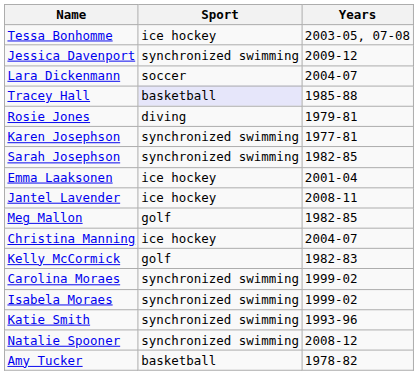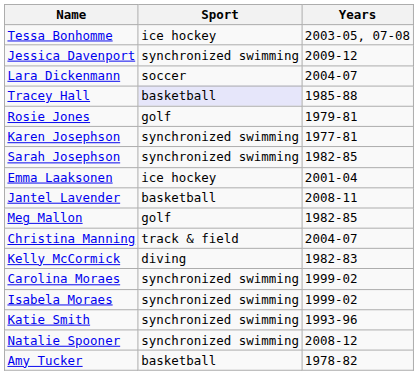(164, 116) diving -> (156, 116) golf
(179, 198) ice hockey -> (179, 198) basketball
(179, 238) ice hockey -> (190, 238) track & field
(156, 259) golf -> (164, 259) diving
